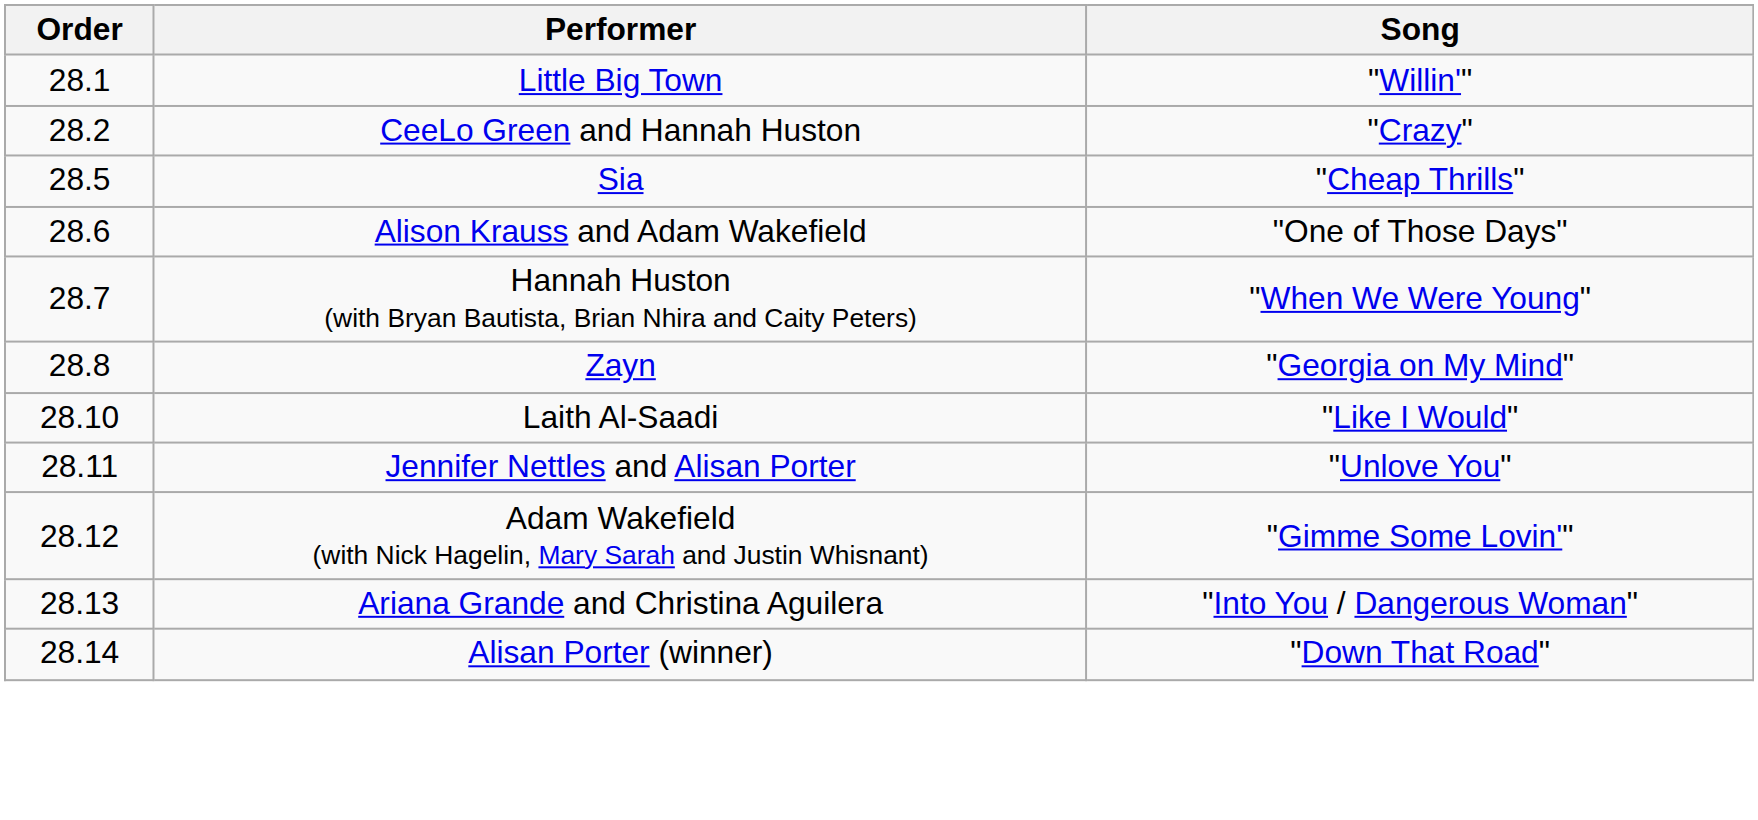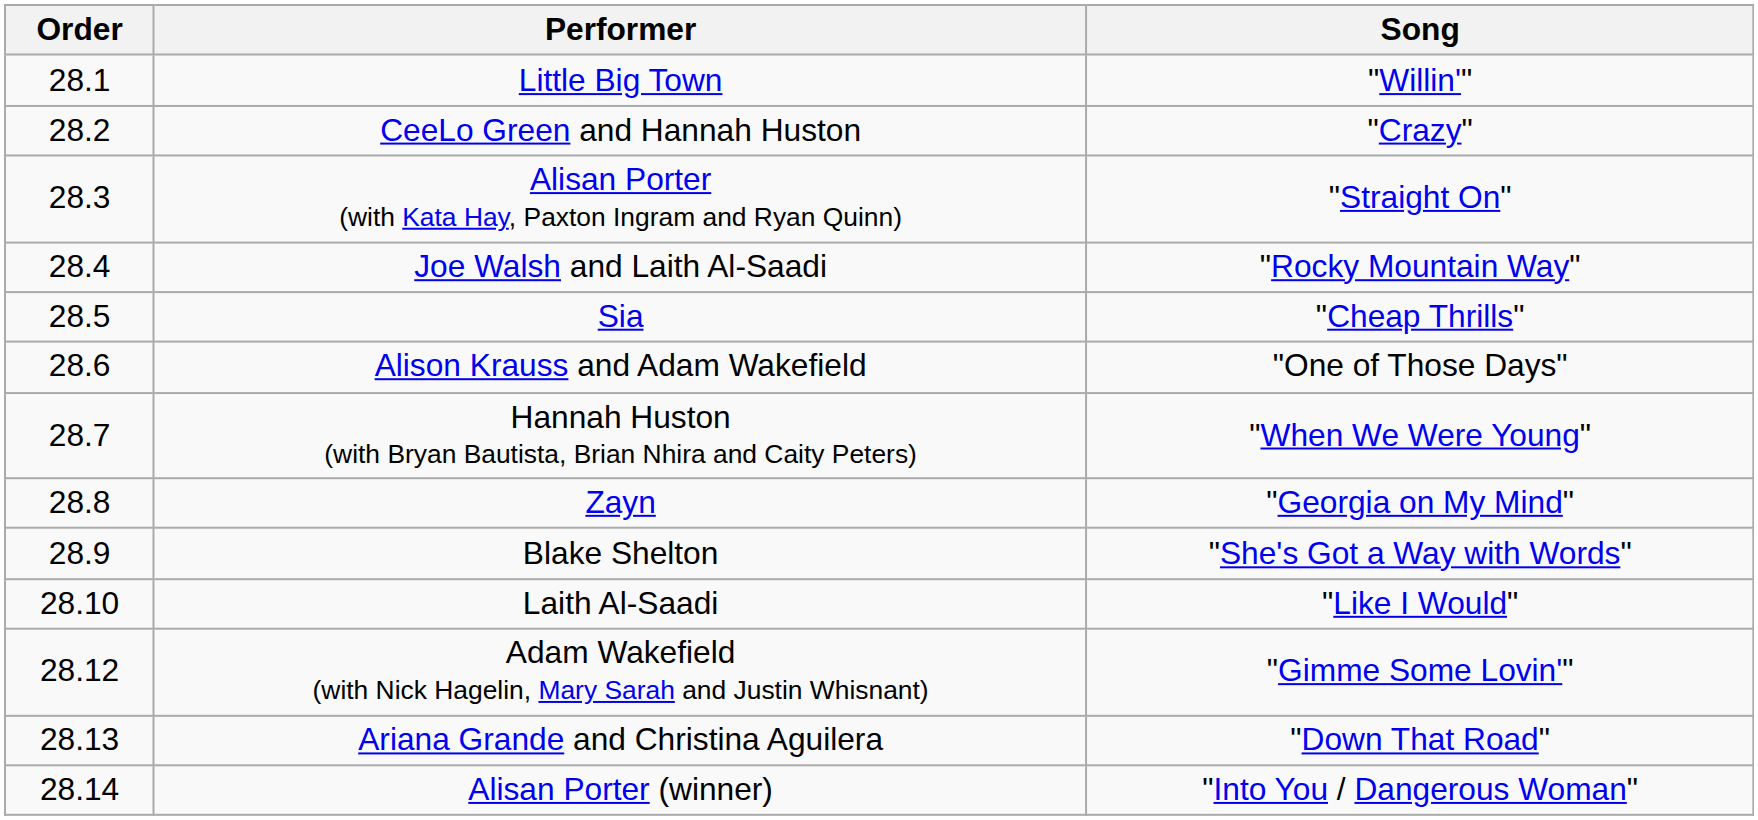+ row: (621, 198)
+ row: (621, 266)
+ row: (621, 553)
- row: (621, 467)
(1420, 603) "Into You / Dangerous Woman" -> (1420, 739) "Down That Road"
(1420, 653) "Down That Road" -> (1420, 789) "Into You / Dangerous Woman"
